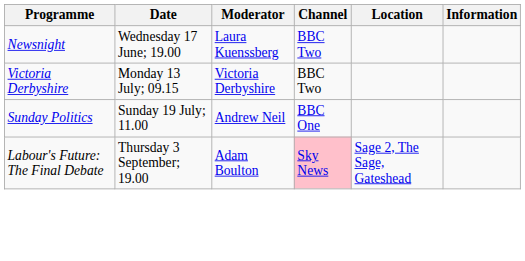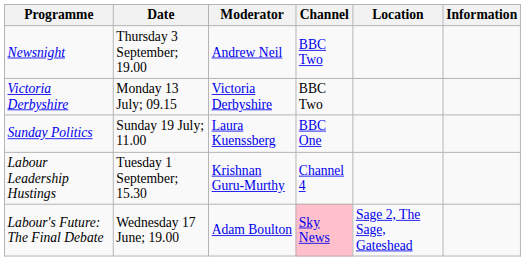(158, 44) Wednesday 17 June; 19.00 -> (147, 52) Thursday 3 September; 19.00
(247, 44) Laura Kuenssberg -> (247, 52) Andrew Neil
(250, 118) Andrew Neil -> (244, 133) Laura Kuenssberg
+ row: (38, 178)
(149, 162) Thursday 3 September; 19.00 -> (156, 230) Wednesday 17 June; 19.00
